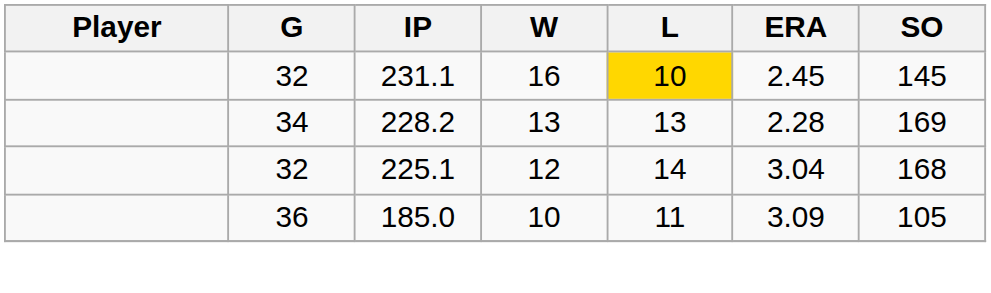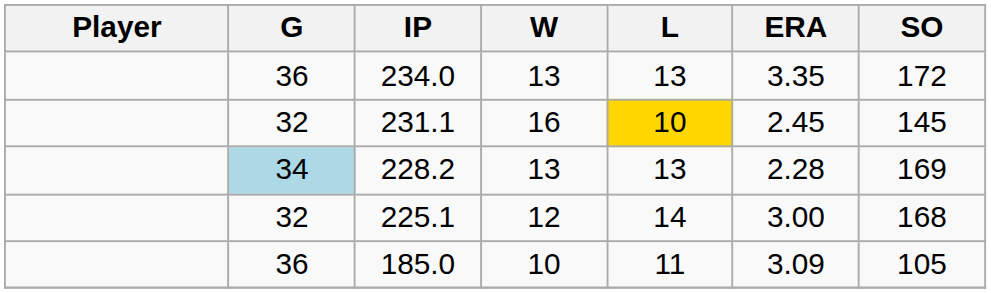+ row: (418, 75)
(292, 122) no background -> (292, 169) lightblue background
(796, 169) 3.04 -> (796, 216) 3.00
